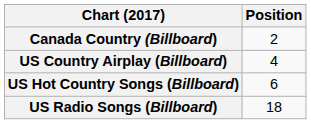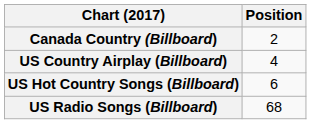(274, 107) 18 -> (274, 107) 68
